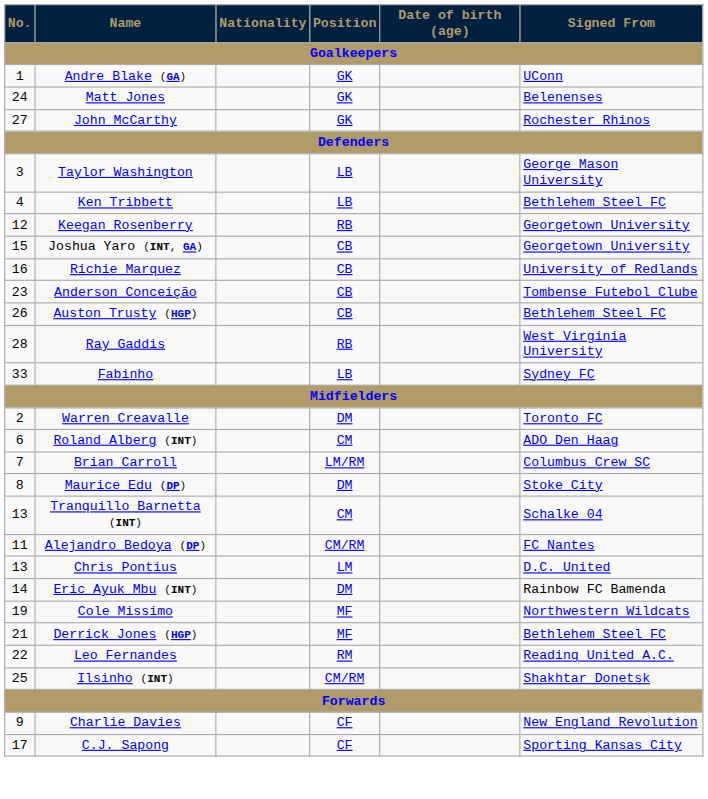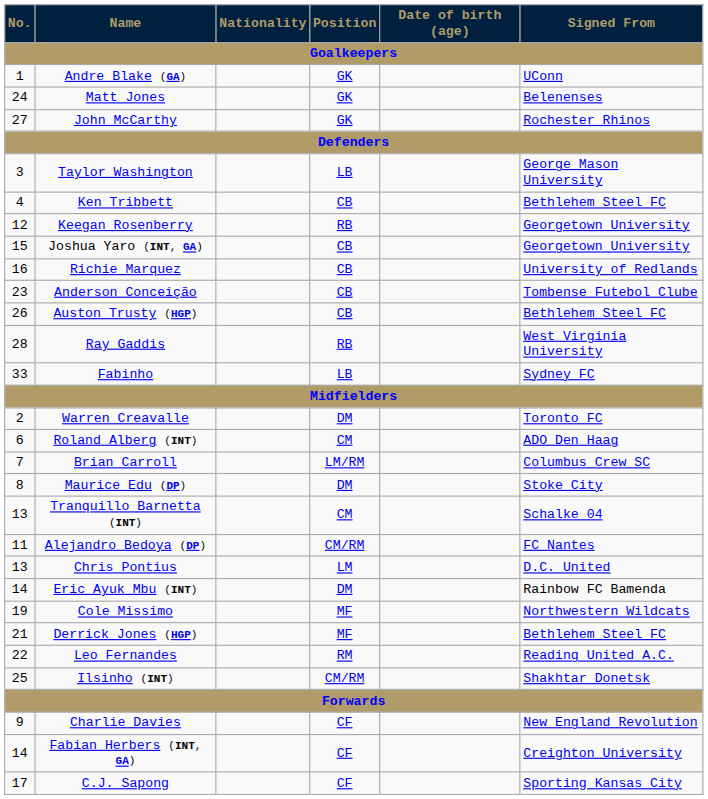(345, 202) LB -> (345, 202) CB
+ row: (125, 752)
